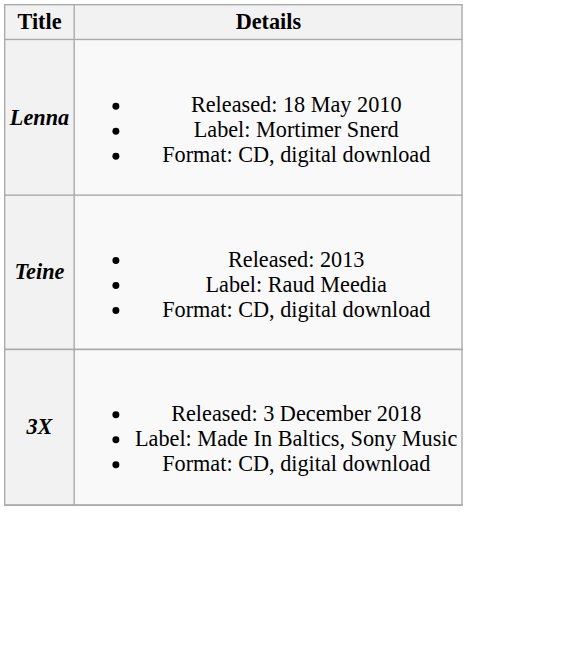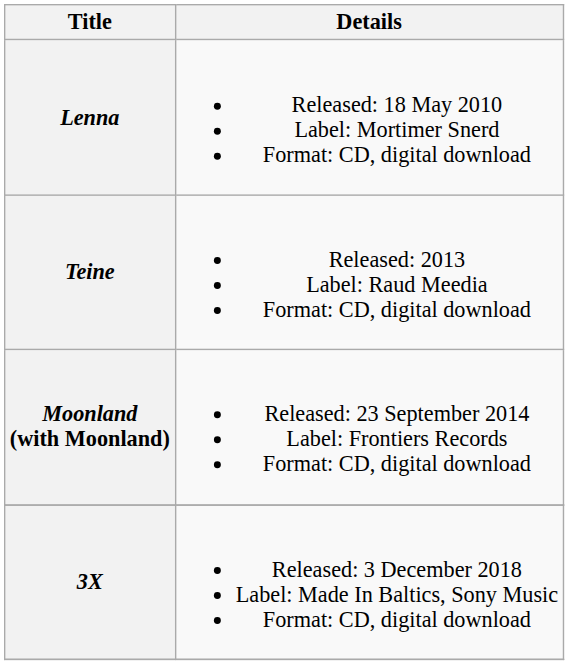+ row: (90, 426)
